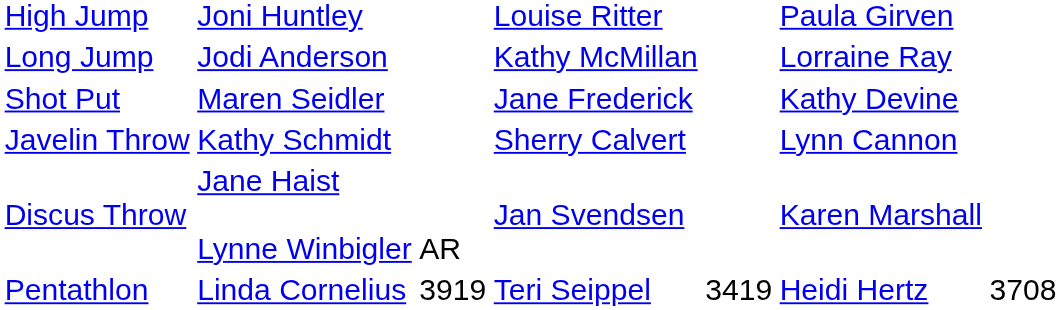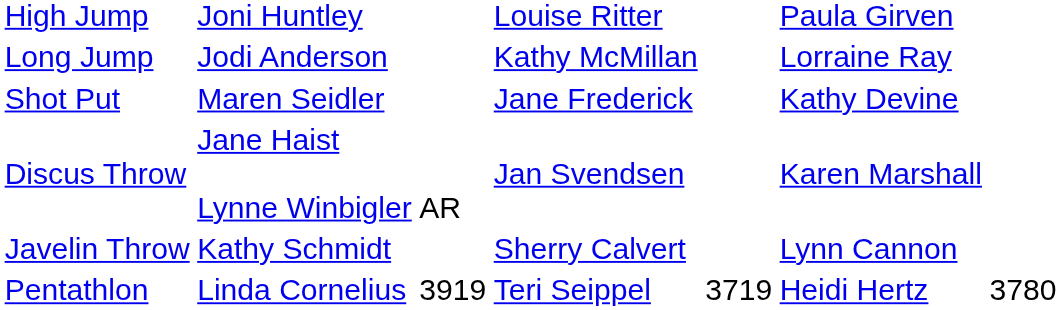rows swapped: (95, 215) <-> (97, 140)
(739, 290) 3419 -> (739, 290) 3719
(1023, 290) 3708 -> (1023, 290) 3780
